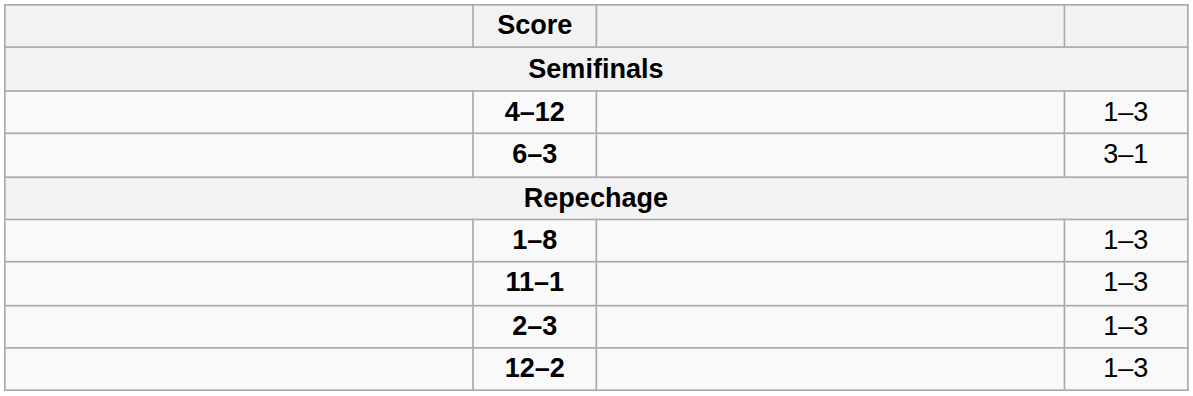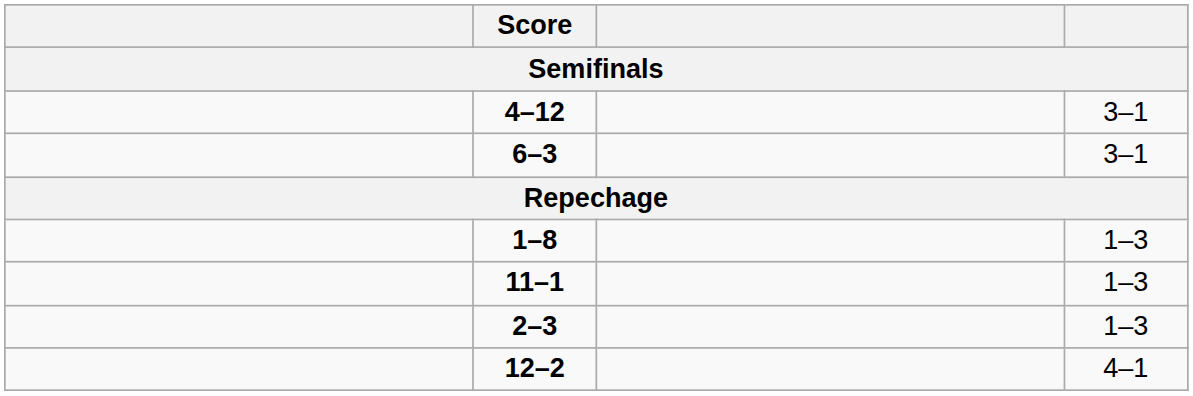(1126, 111) 1–3 -> (1126, 111) 3–1
(1126, 369) 1–3 -> (1126, 369) 4–1
